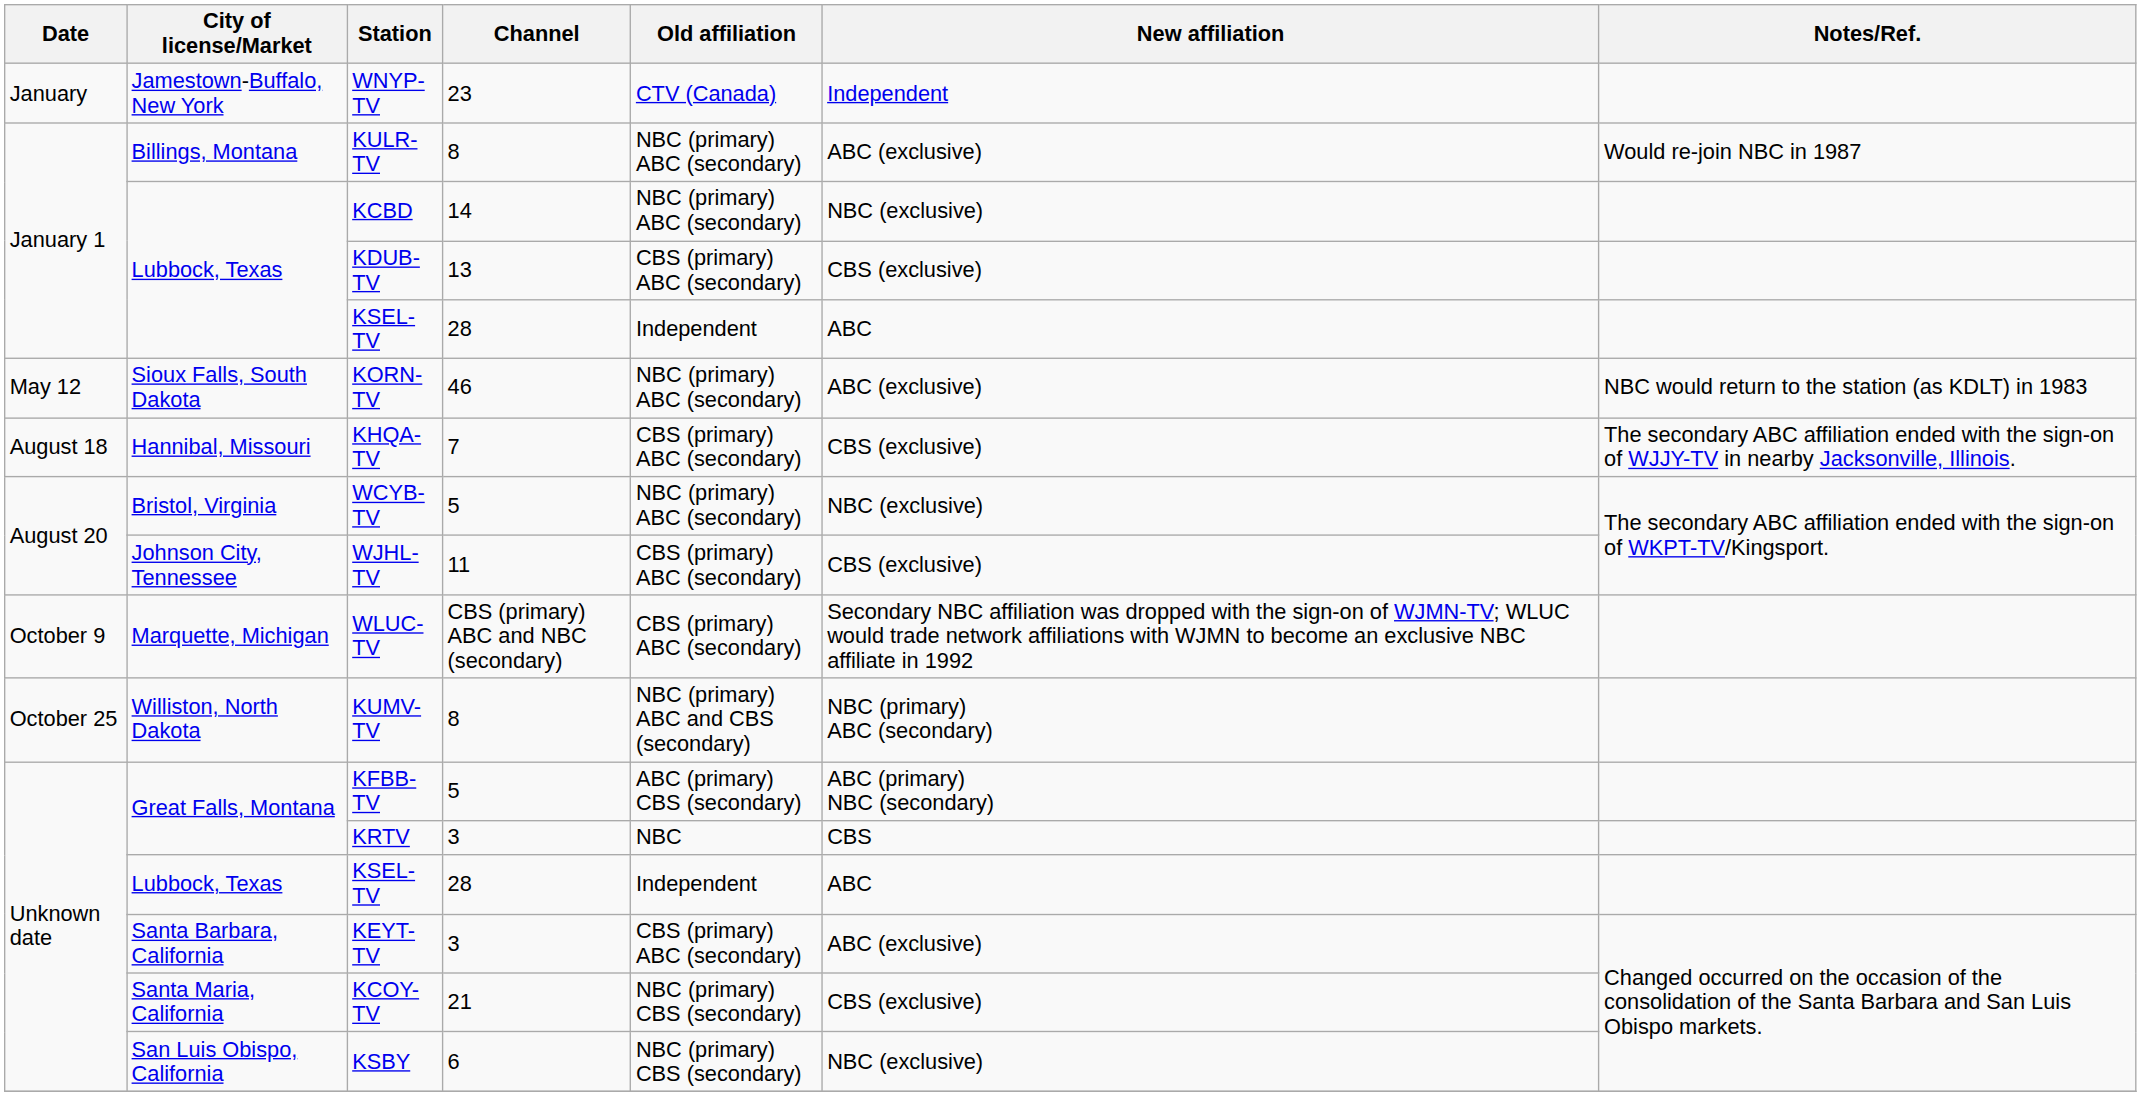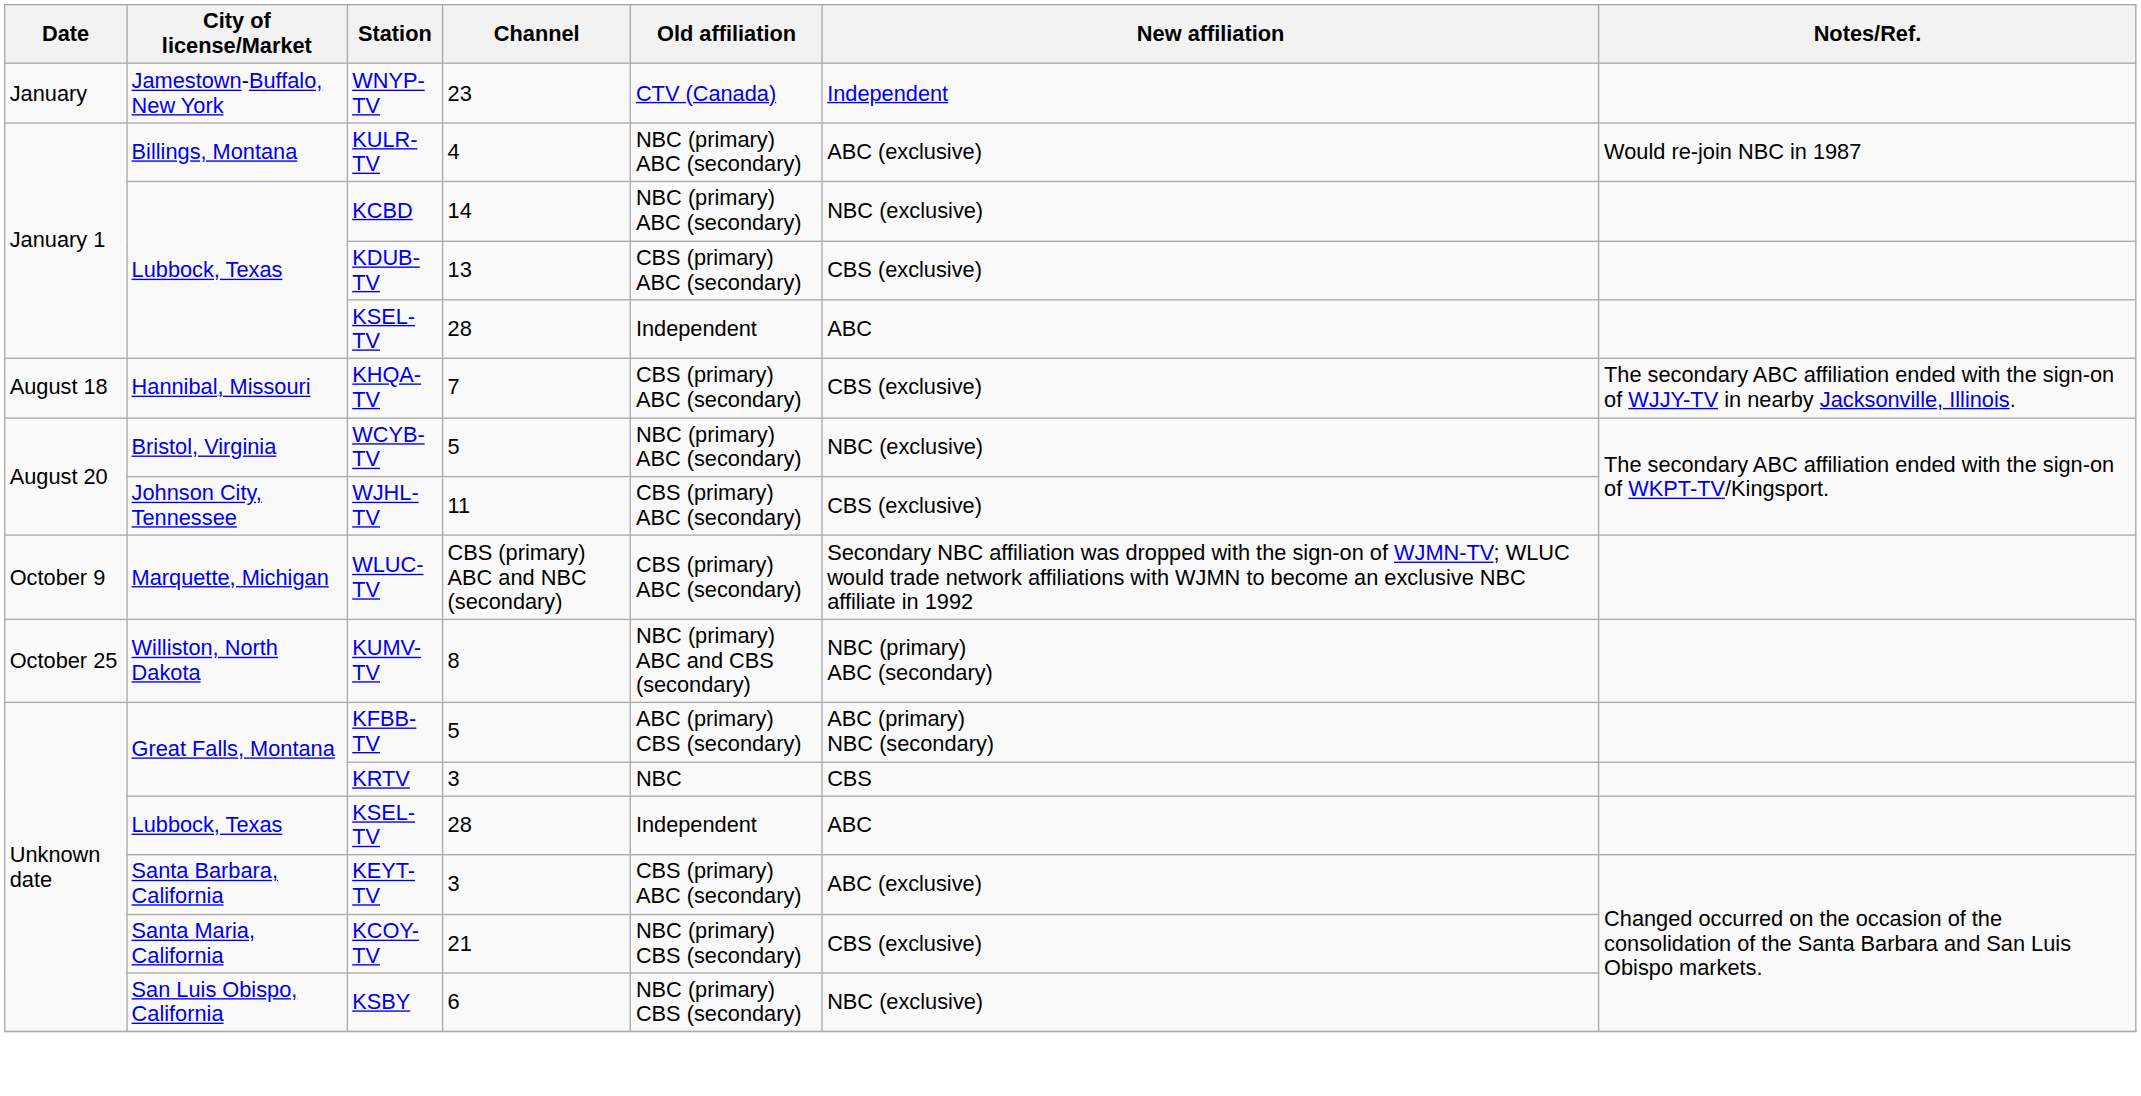(454, 151) 8 -> (454, 151) 4
- row: (45, 387)
